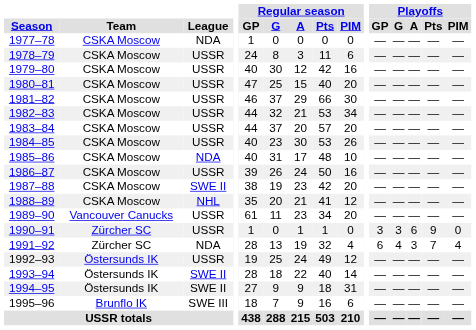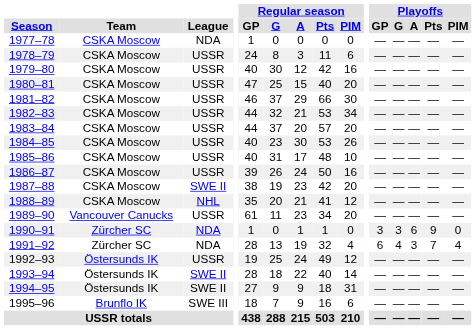(208, 157) NDA -> (208, 157) USSR
(208, 230) USSR -> (208, 230) NDA
